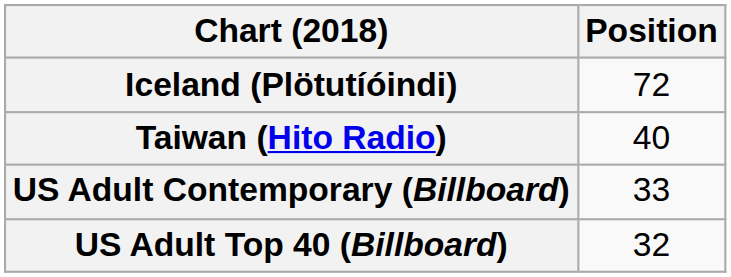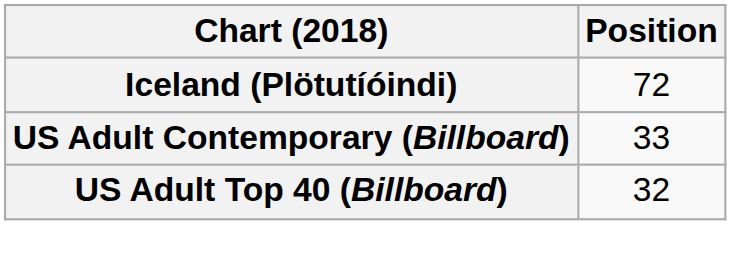- row: (291, 137)
